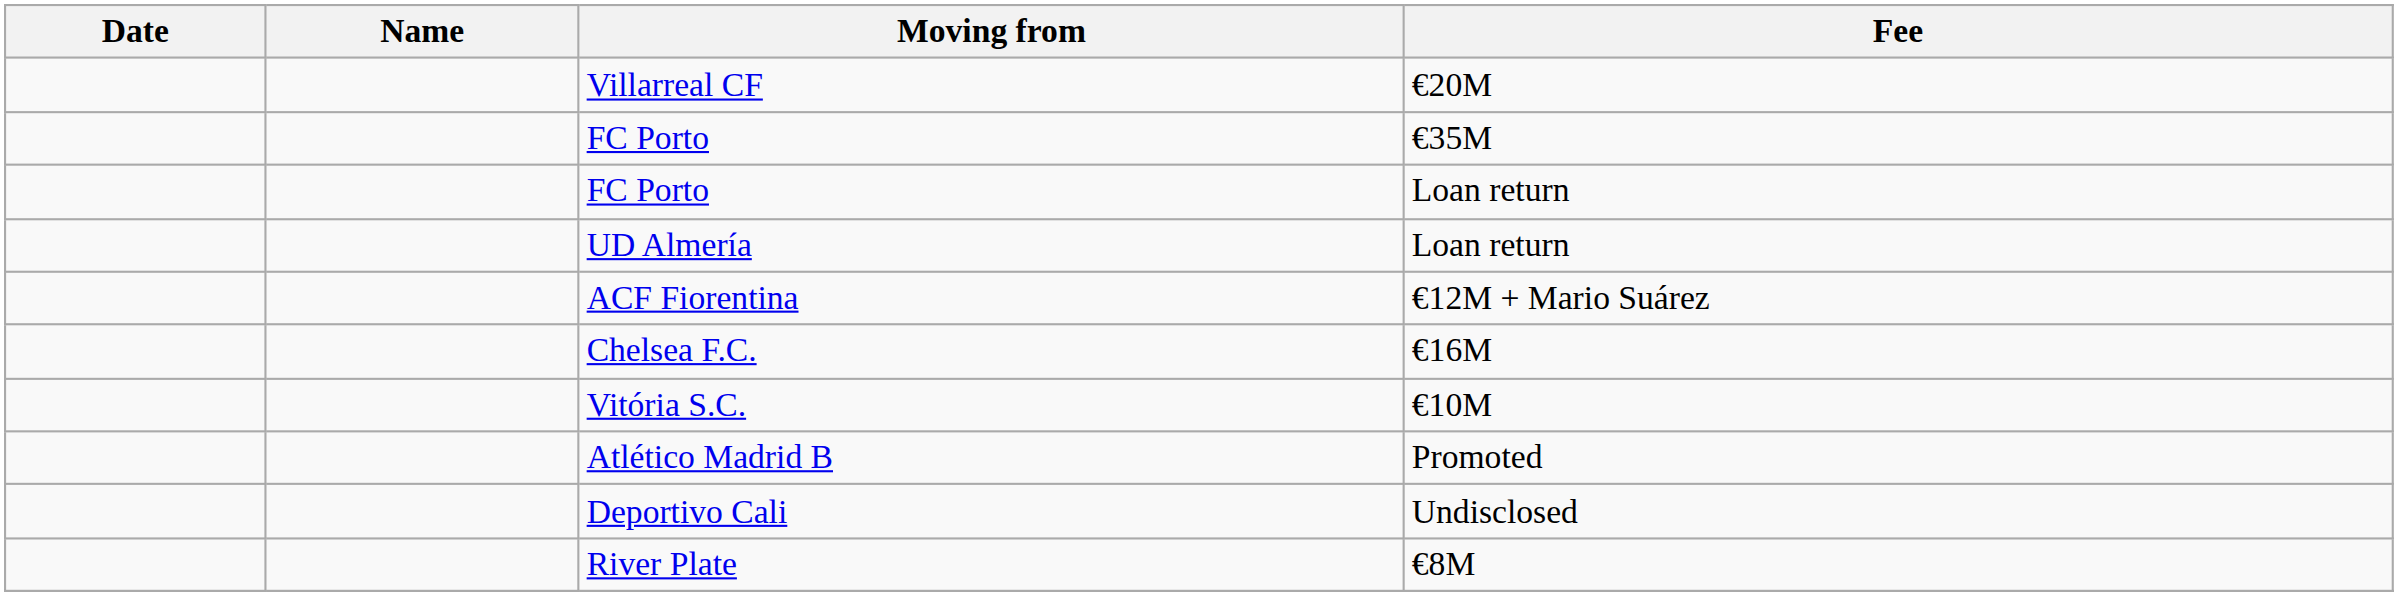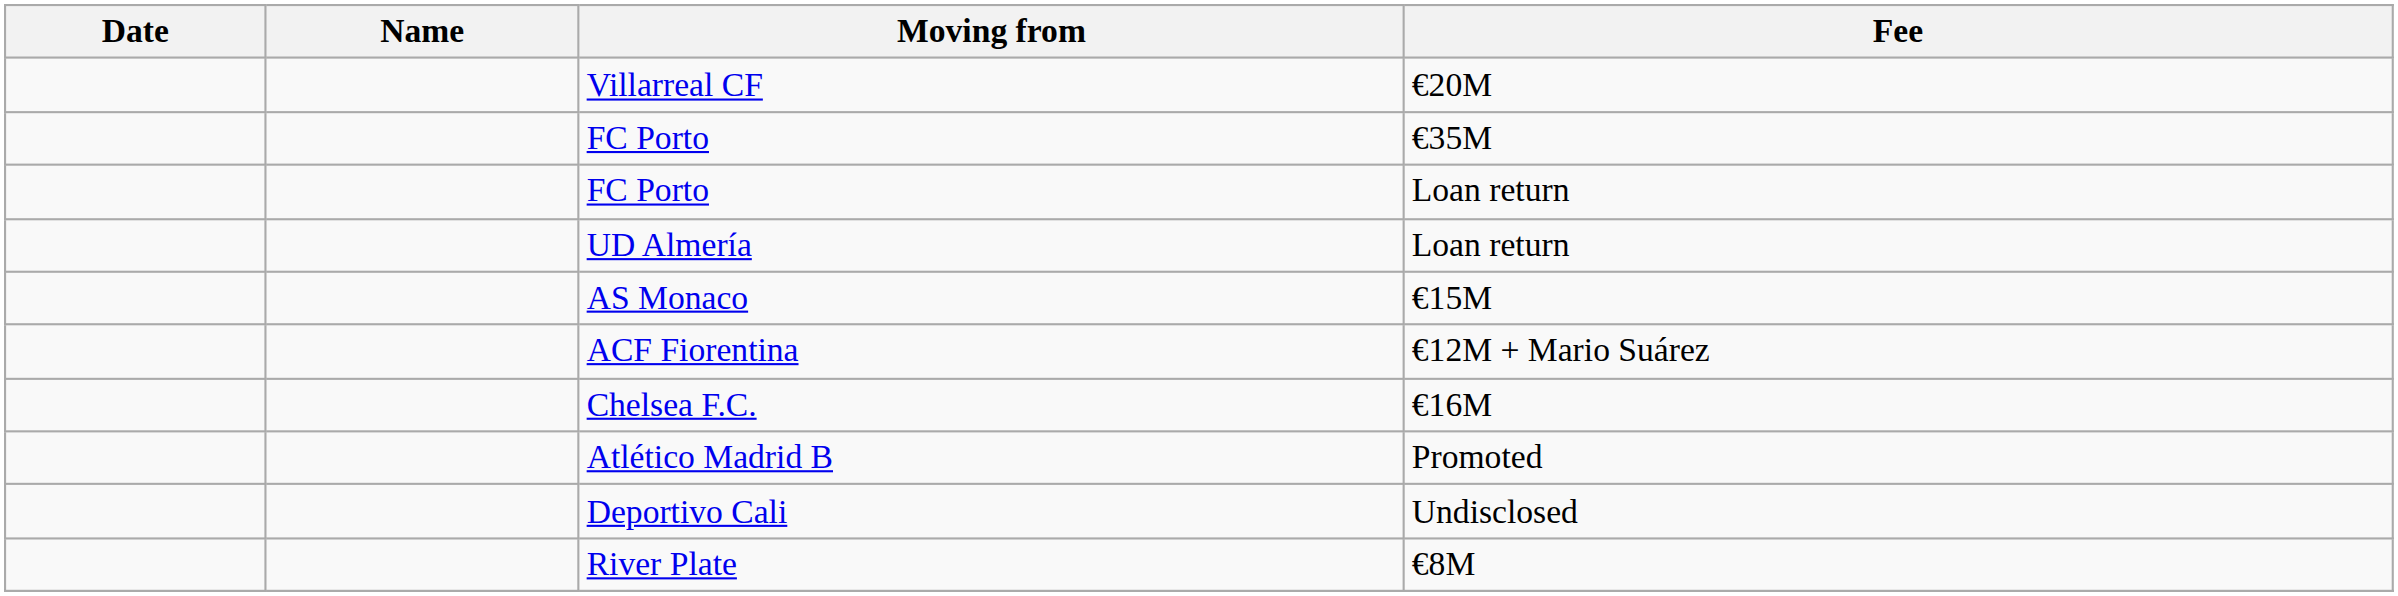+ row: (667, 297)
- row: (666, 404)
